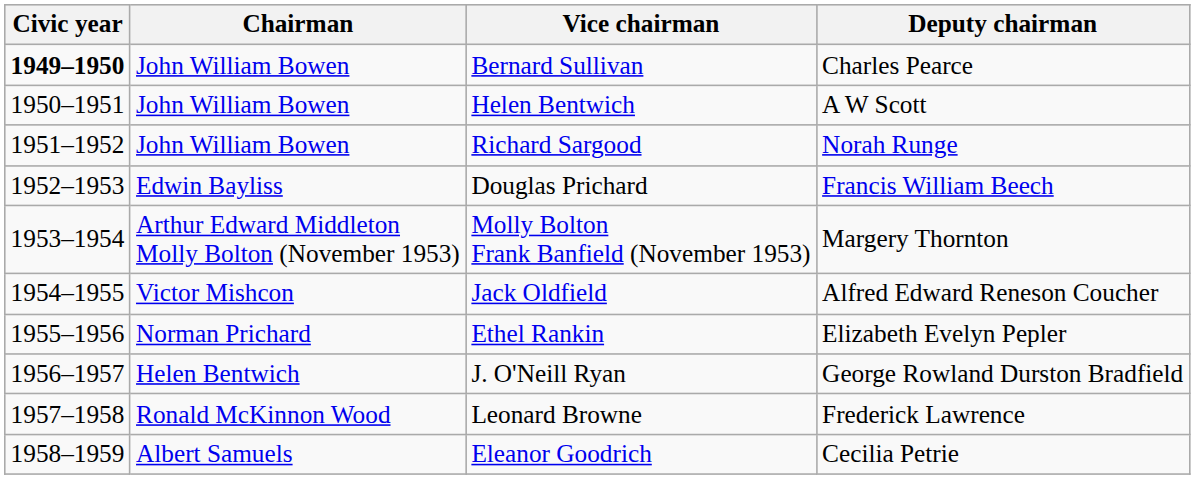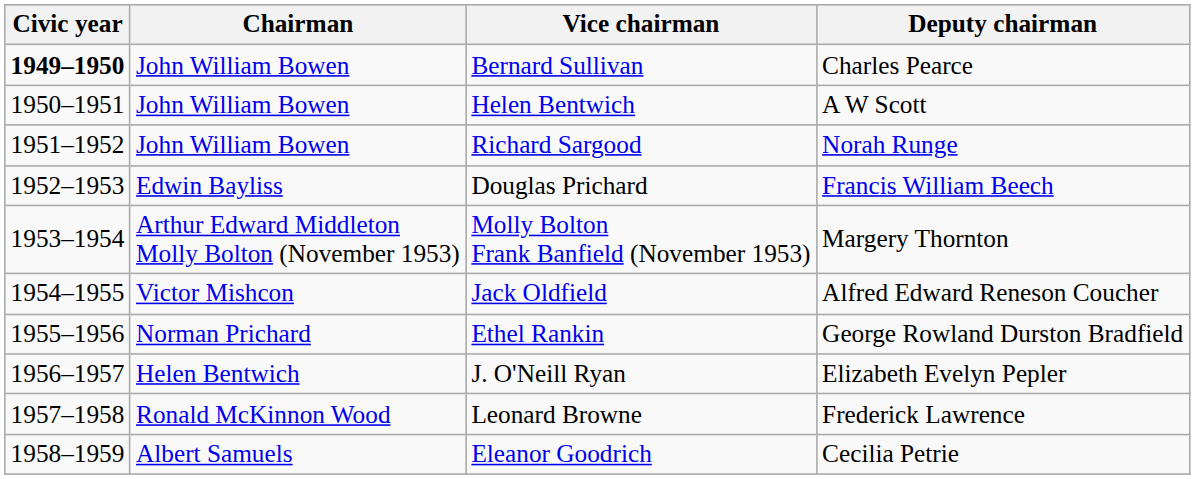(944, 333) Elizabeth Evelyn Pepler -> (1003, 333) George Rowland Durston Bradfield
(1003, 373) George Rowland Durston Bradfield -> (944, 373) Elizabeth Evelyn Pepler
